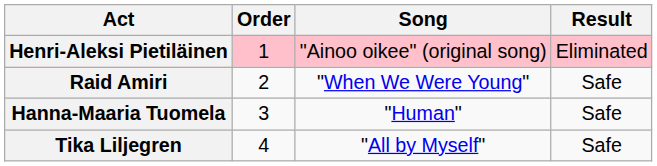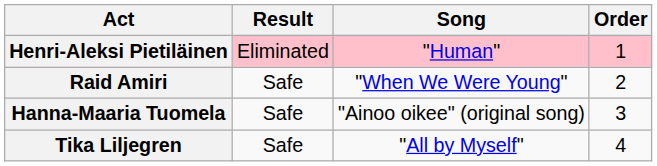columns swapped: (264, 20) <-> (602, 20)
(423, 51) "Ainoo oikee" (original song) -> (461, 51) "Human"
(423, 113) "Human" -> (461, 113) "Ainoo oikee" (original song)
